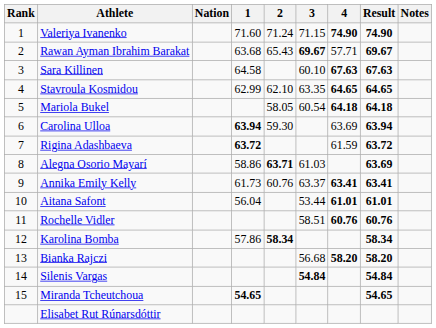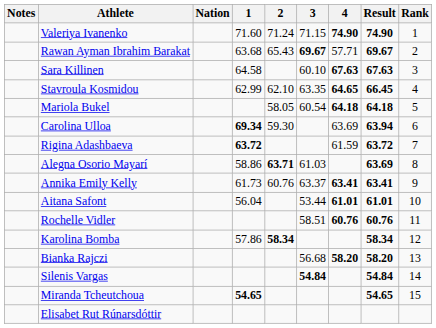columns swapped: (21, 13) <-> (415, 13)
(379, 88) 64.65 -> (380, 88) 66.45
(248, 126) 63.94 -> (248, 126) 69.34
